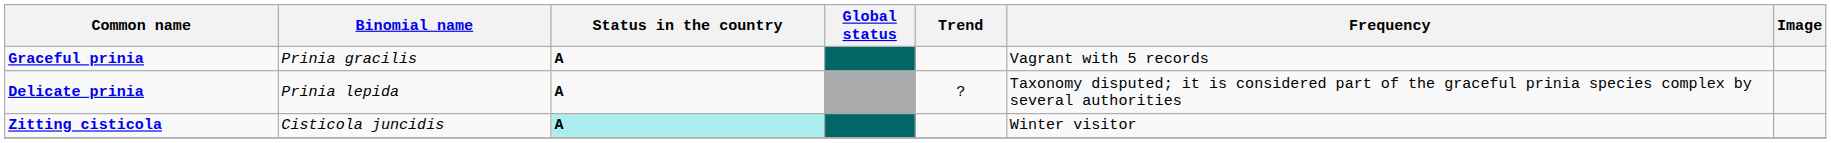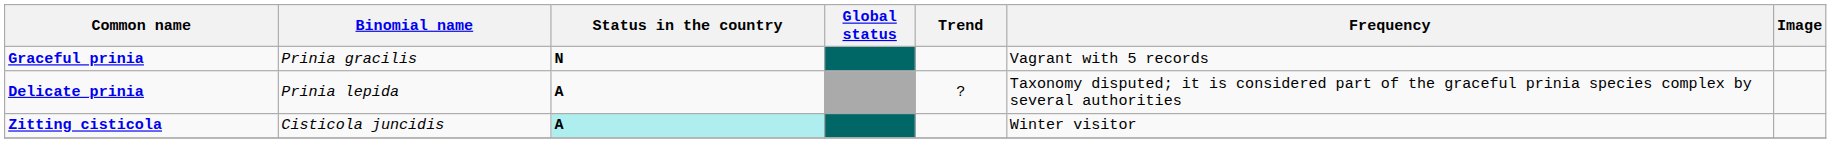(559, 59) A -> (559, 59) N
